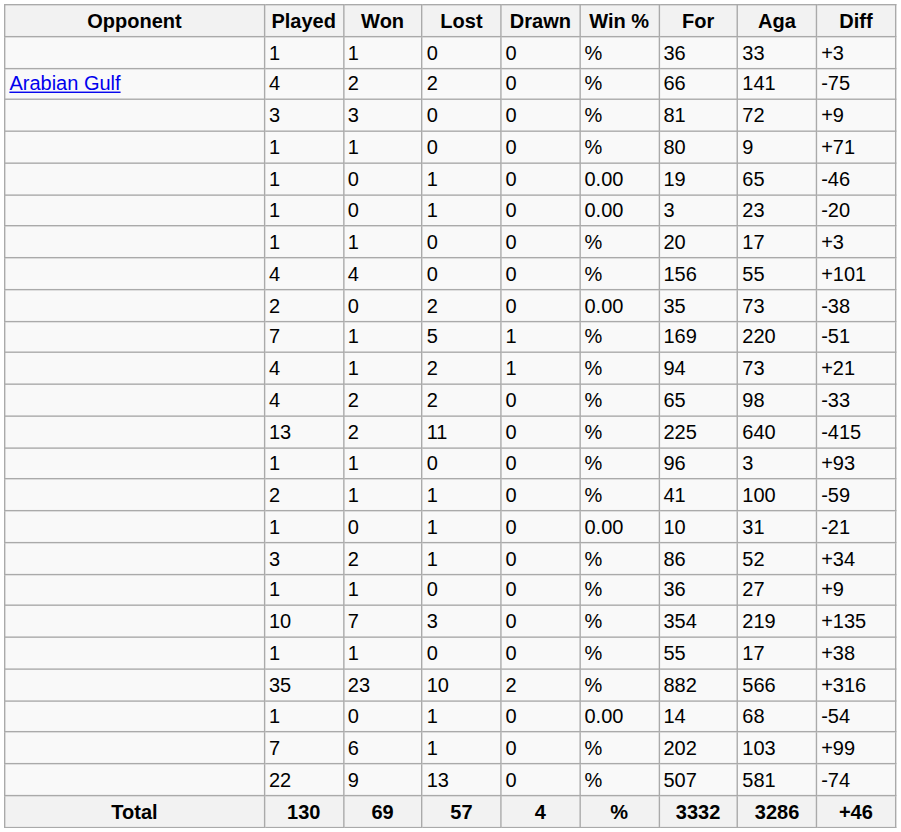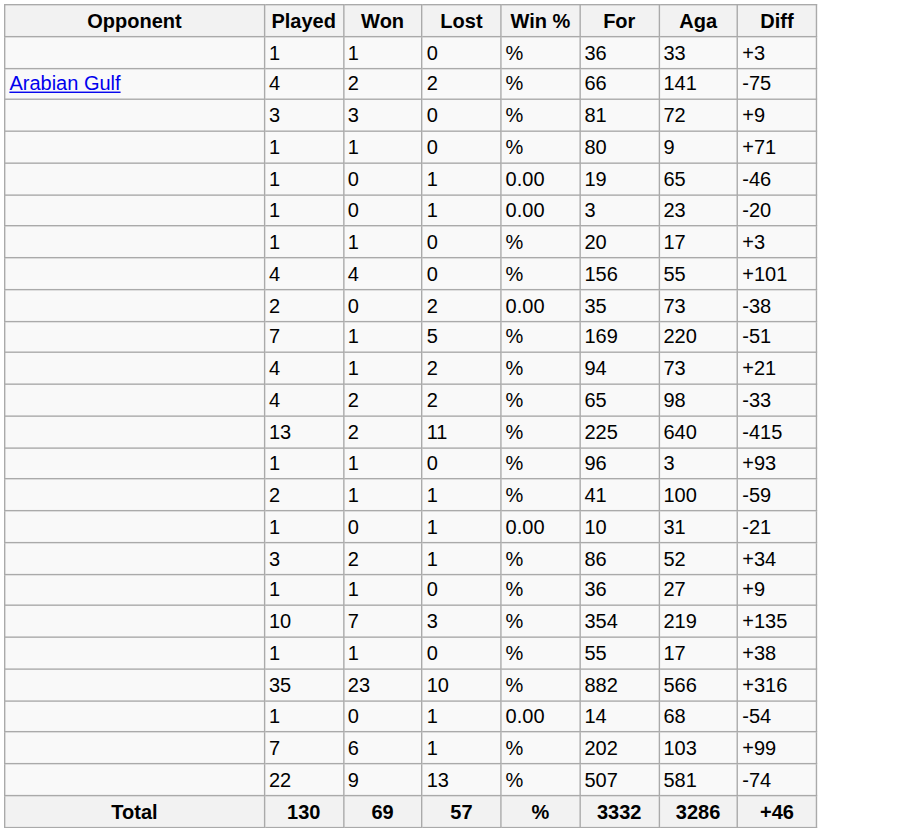- column: (540, 21)
